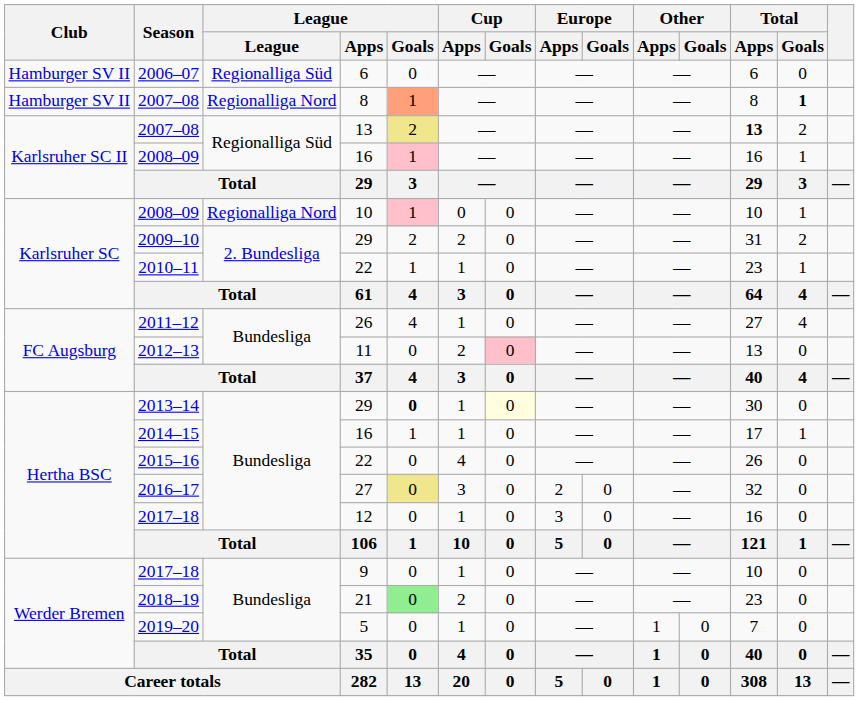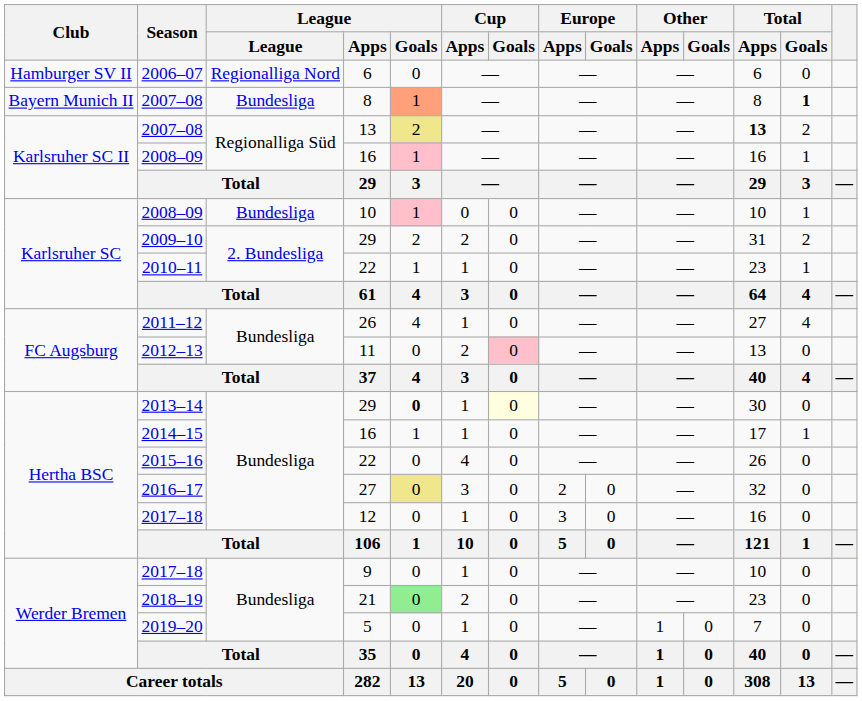(272, 73) Regionalliga Süd -> (275, 73) Regionalliga Nord
(69, 101) Hamburger SV II -> (71, 101) Bayern Munich II
(272, 101) Regionalliga Nord -> (275, 101) Bundesliga
(272, 211) Regionalliga Nord -> (275, 211) Bundesliga
